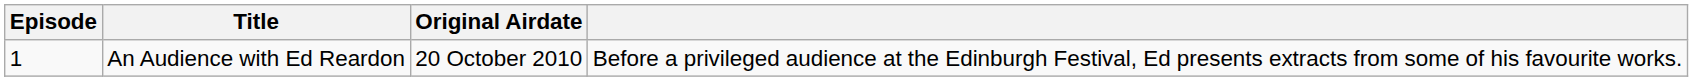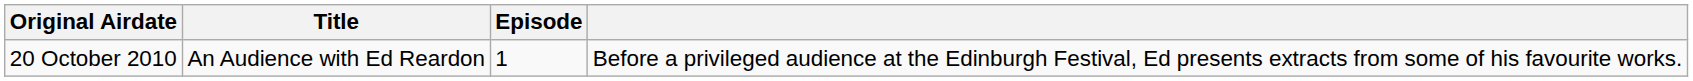columns swapped: (53, 22) <-> (499, 22)
